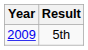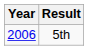(22, 34) 2009 -> (22, 34) 2006
